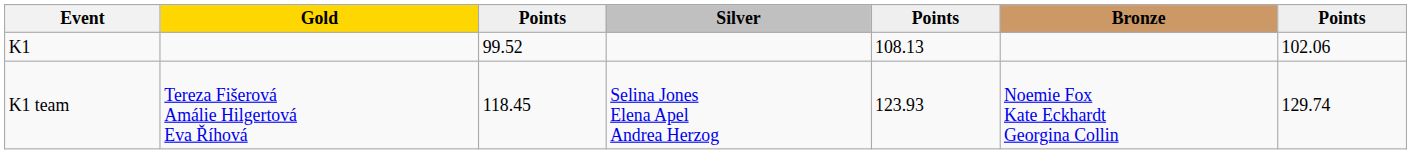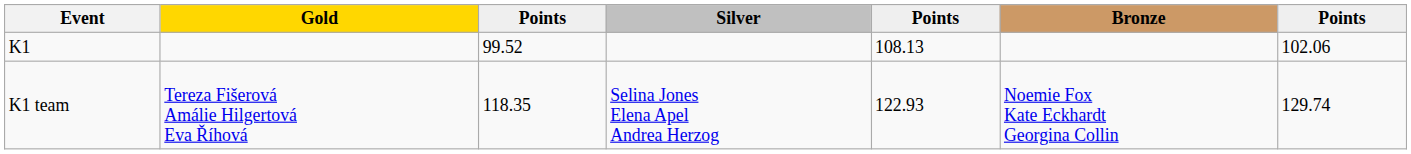(507, 104) 118.45 -> (507, 104) 118.35
(899, 104) 123.93 -> (899, 104) 122.93
